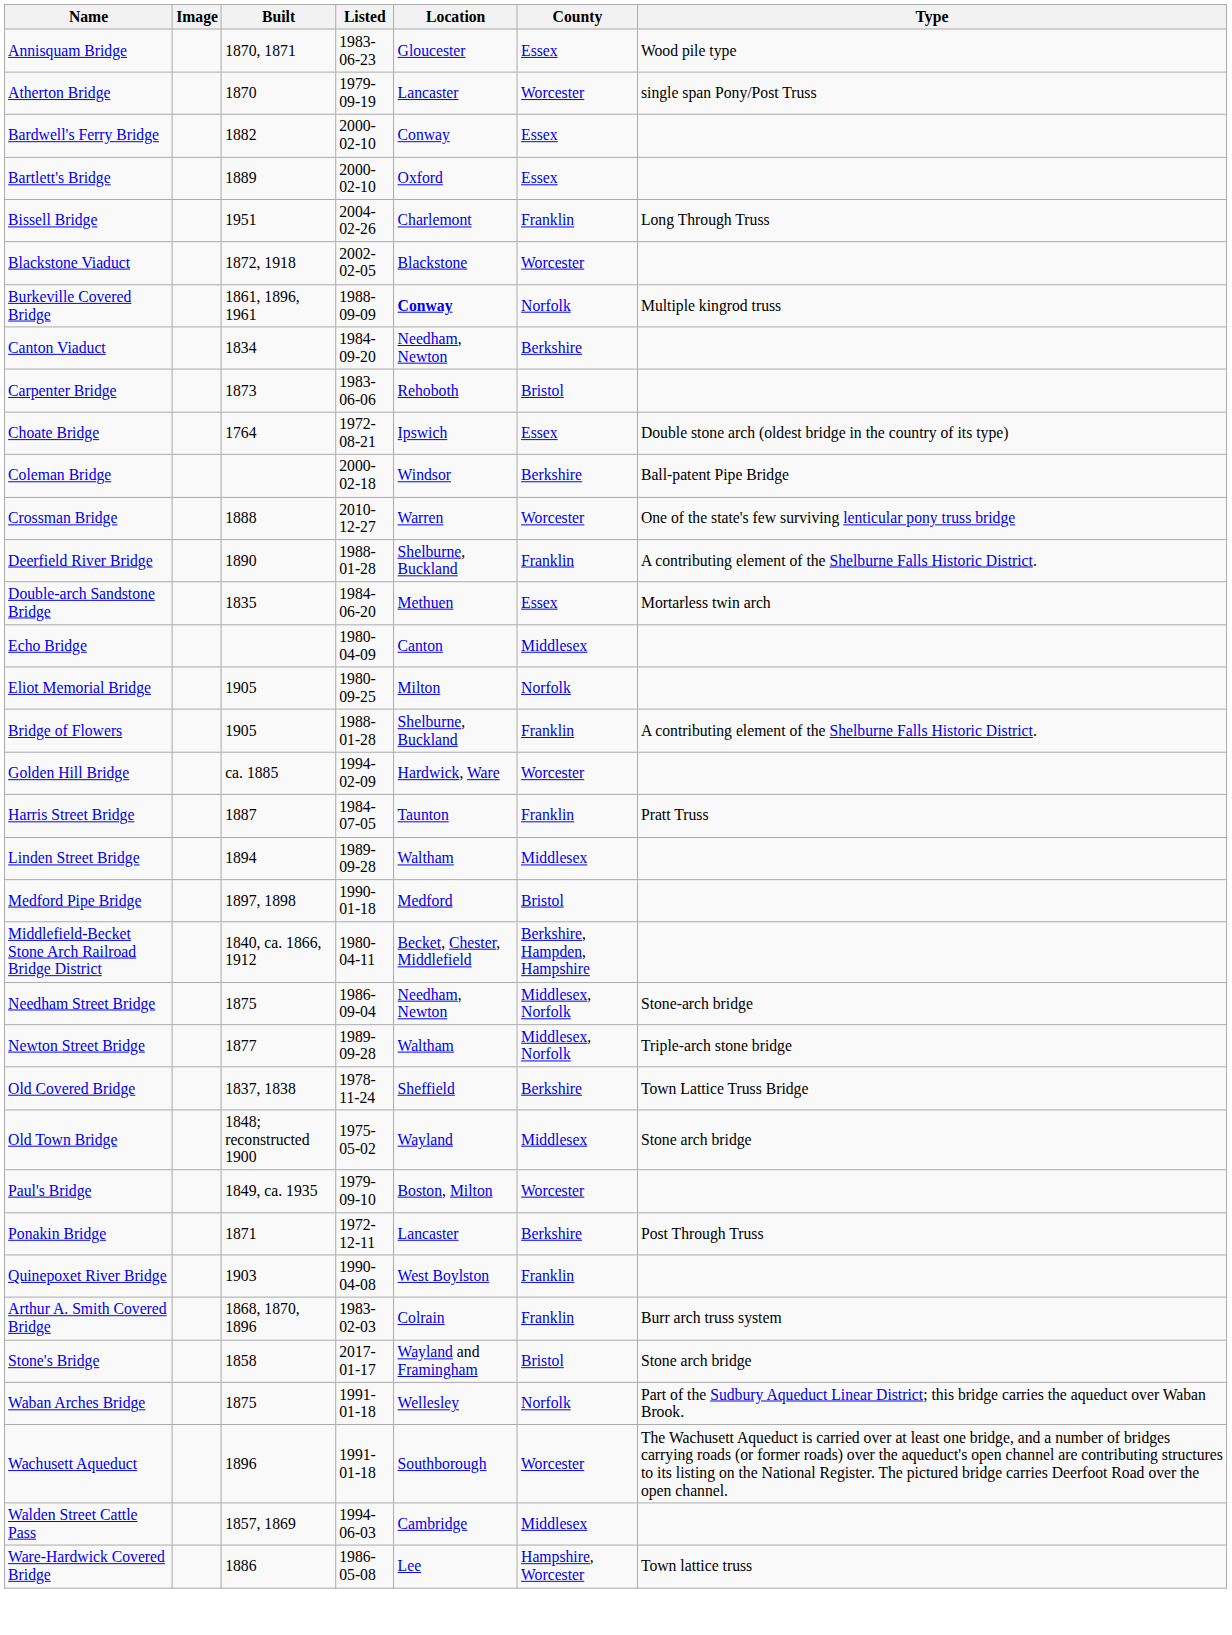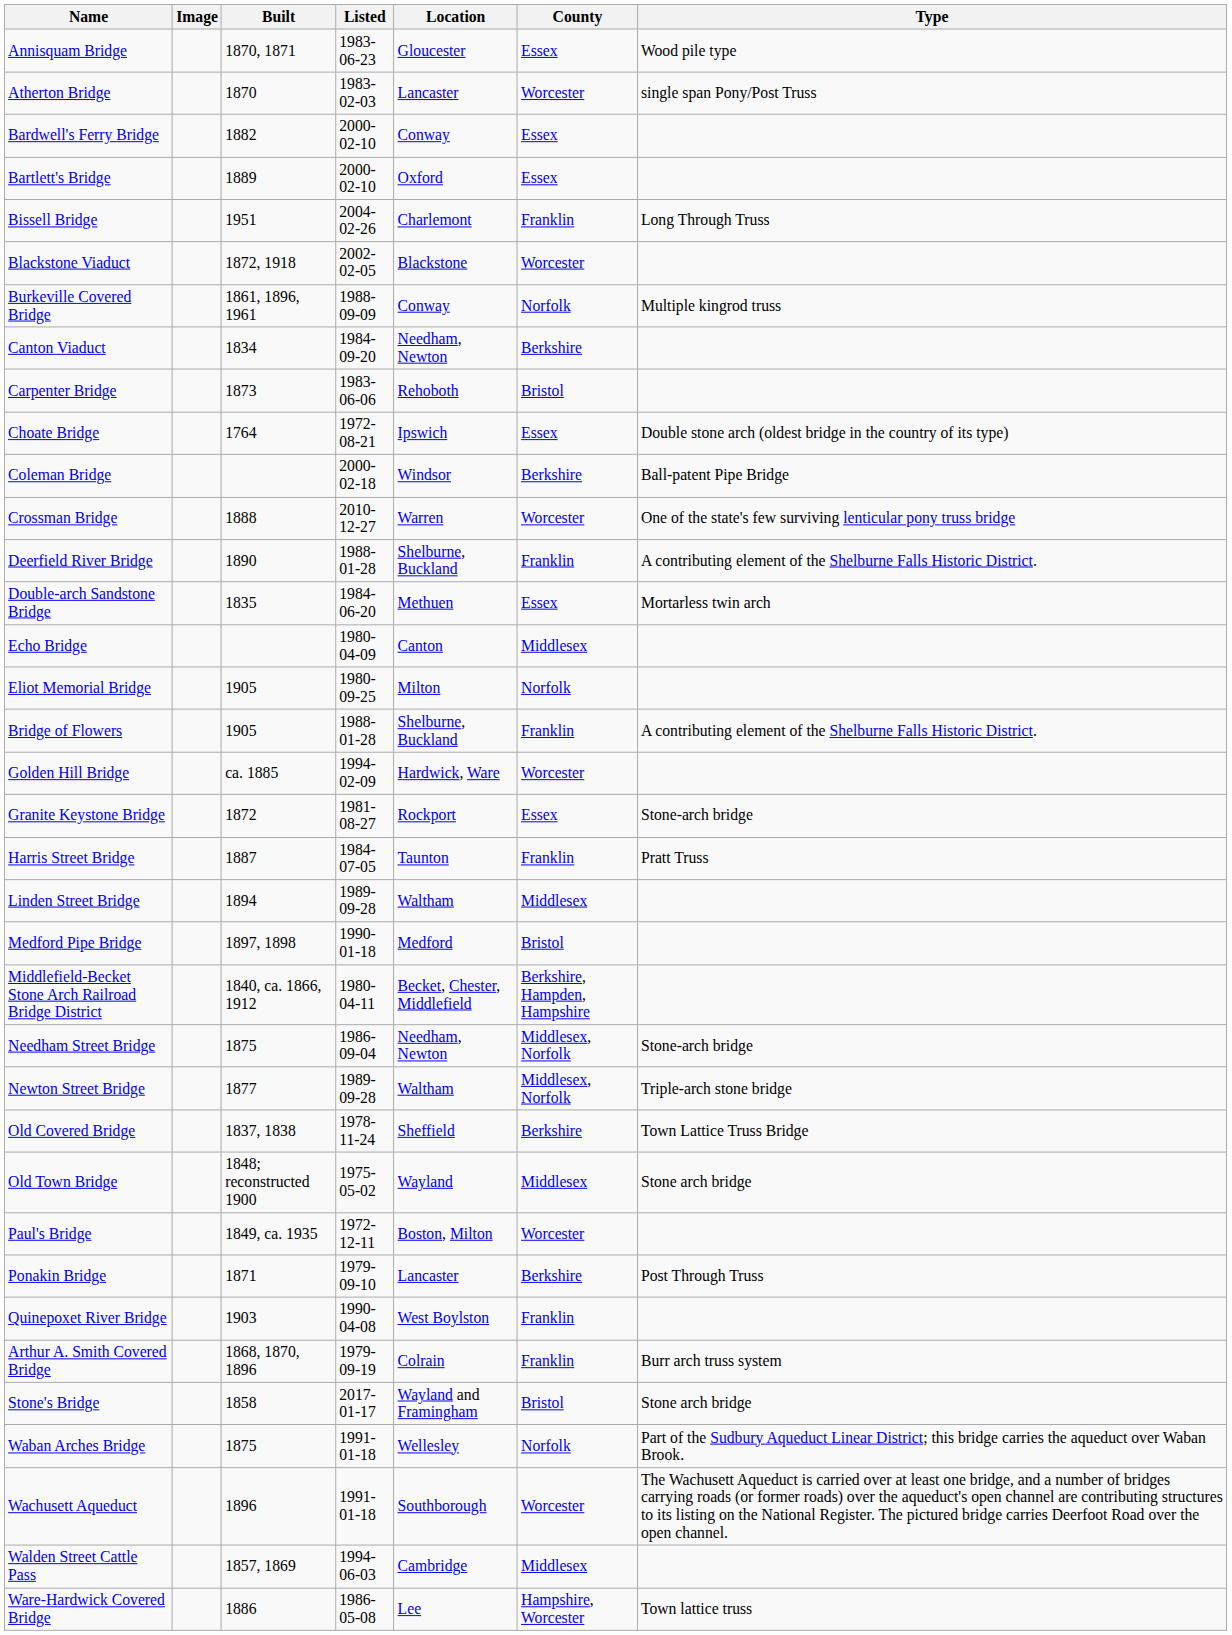(357, 93) 1979-09-19 -> (357, 93) 1983-02-03
(425, 305) bold -> (424, 305) normal
+ row: (86, 815)
(357, 1191) 1979-09-10 -> (357, 1233) 1972-12-11
(357, 1233) 1972-12-11 -> (357, 1276) 1979-09-10
(357, 1318) 1983-02-03 -> (357, 1361) 1979-09-19
